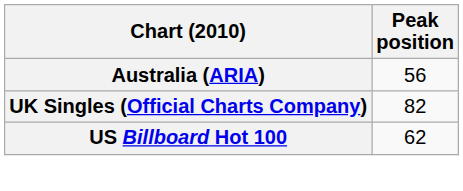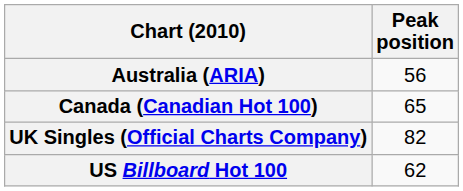+ row: (188, 106)
